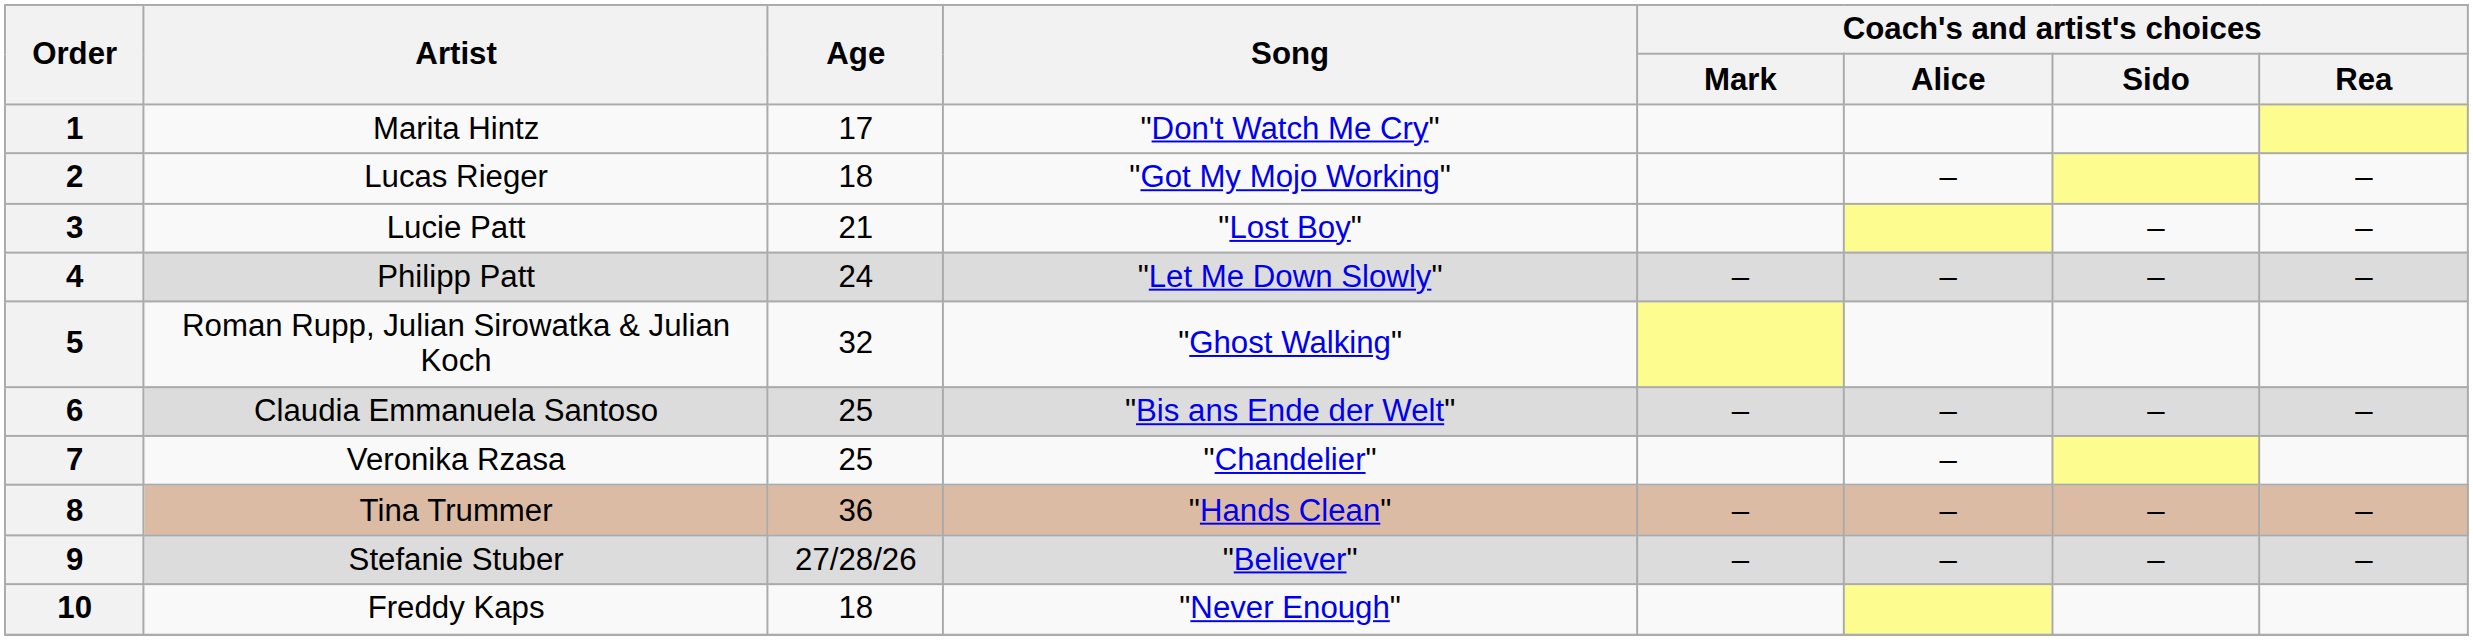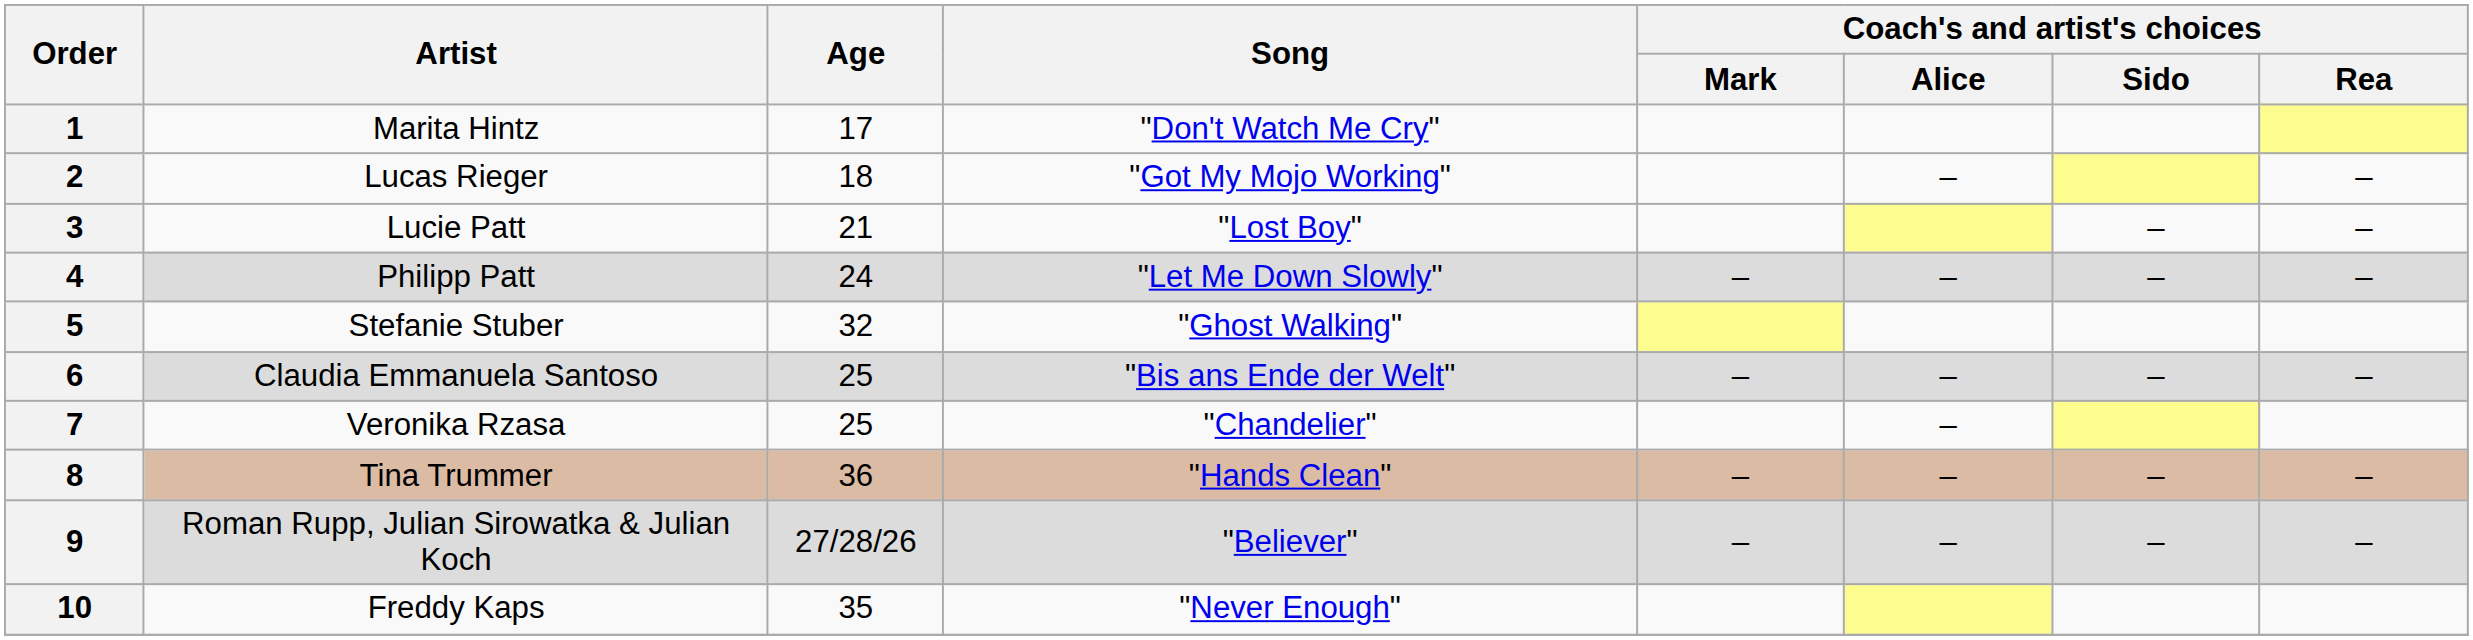(456, 343) Roman Rupp, Julian Sirowatka & Julian Koch -> (456, 326) Stefanie Stuber
(456, 559) Stefanie Stuber -> (456, 541) Roman Rupp, Julian Sirowatka & Julian Koch
(856, 608) 18 -> (856, 608) 35
